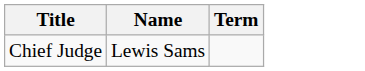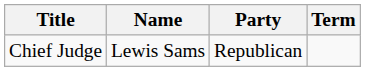+ column: (258, 19)
